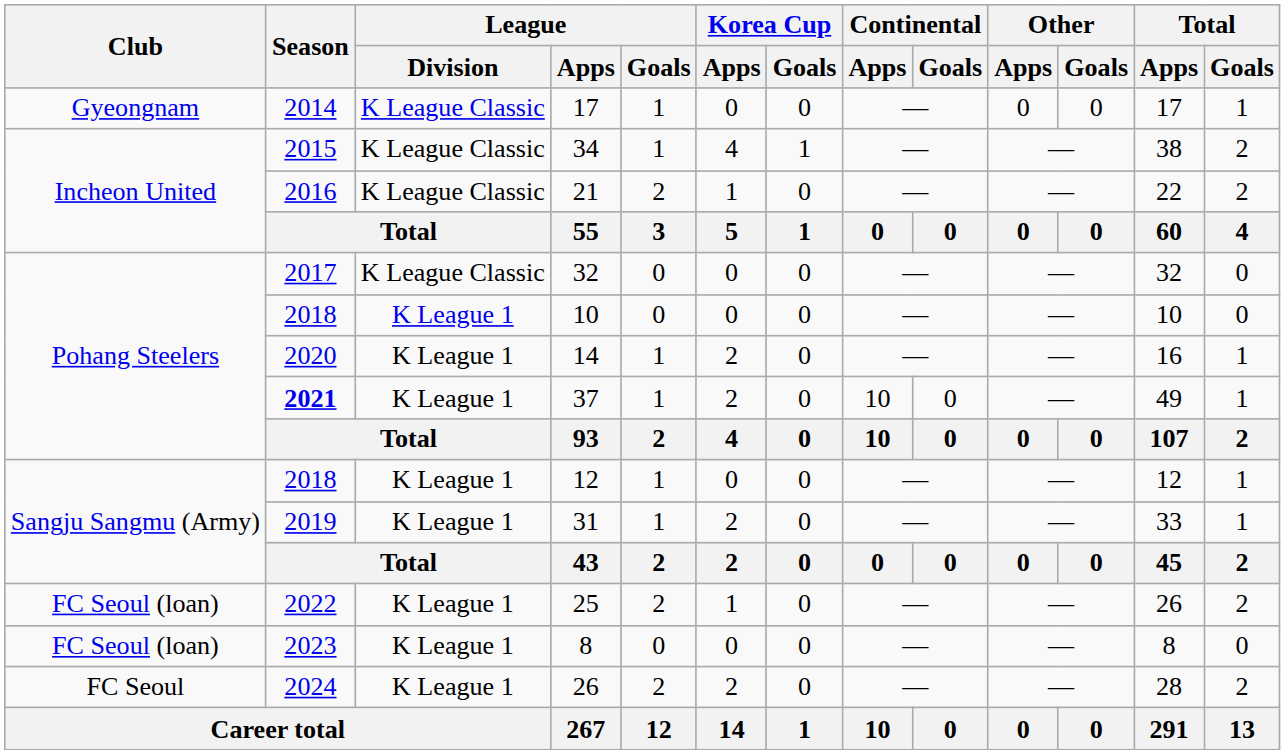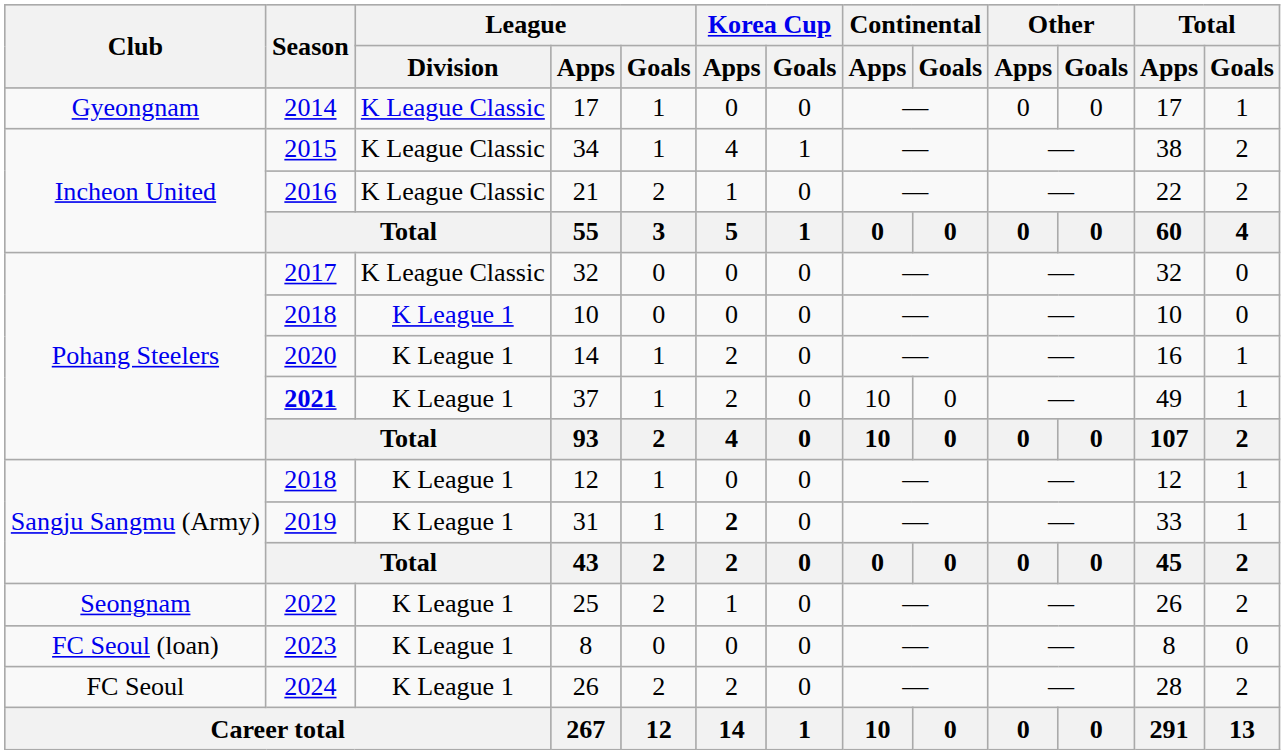(732, 521) normal -> (732, 521) bold
(135, 604) FC Seoul (loan) -> (135, 604) Seongnam
